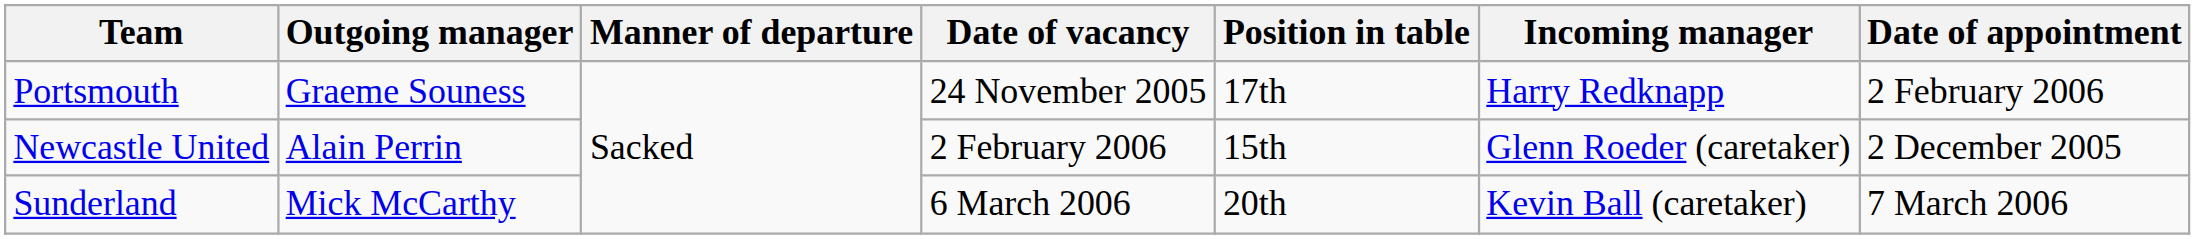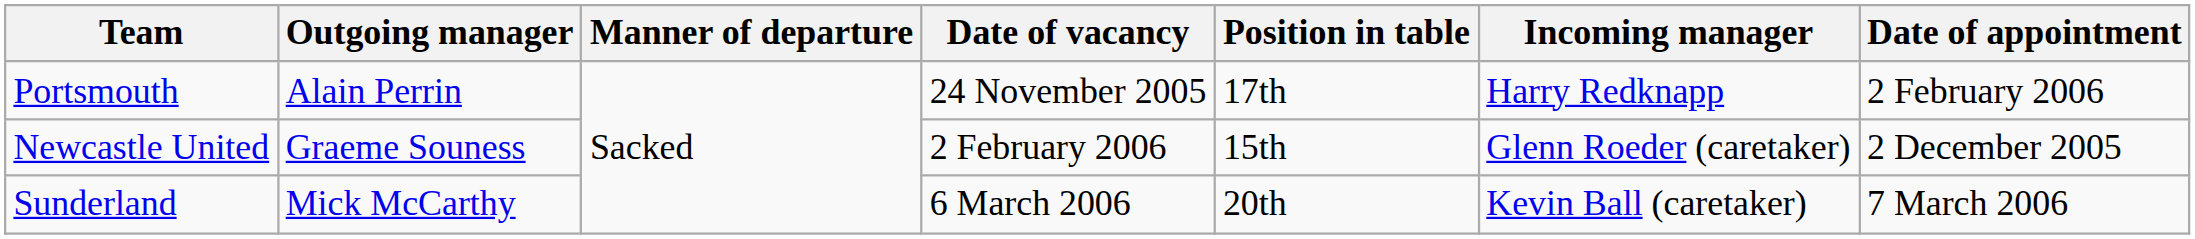(406, 89) Graeme Souness -> (374, 89) Alain Perrin
(374, 146) Alain Perrin -> (406, 146) Graeme Souness
